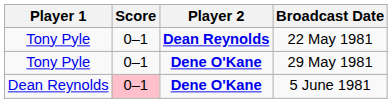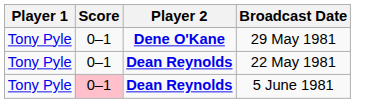rows swapped: (330, 39) <-> (330, 62)
(58, 86) Dean Reynolds -> (40, 86) Tony Pyle
(216, 86) Dene O'Kane -> (179, 86) Dean Reynolds
